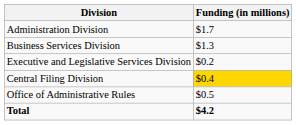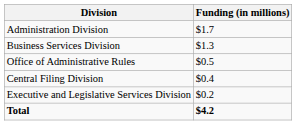rows swapped: (99, 62) <-> (71, 95)
(205, 78) gold background -> (205, 78) no background
